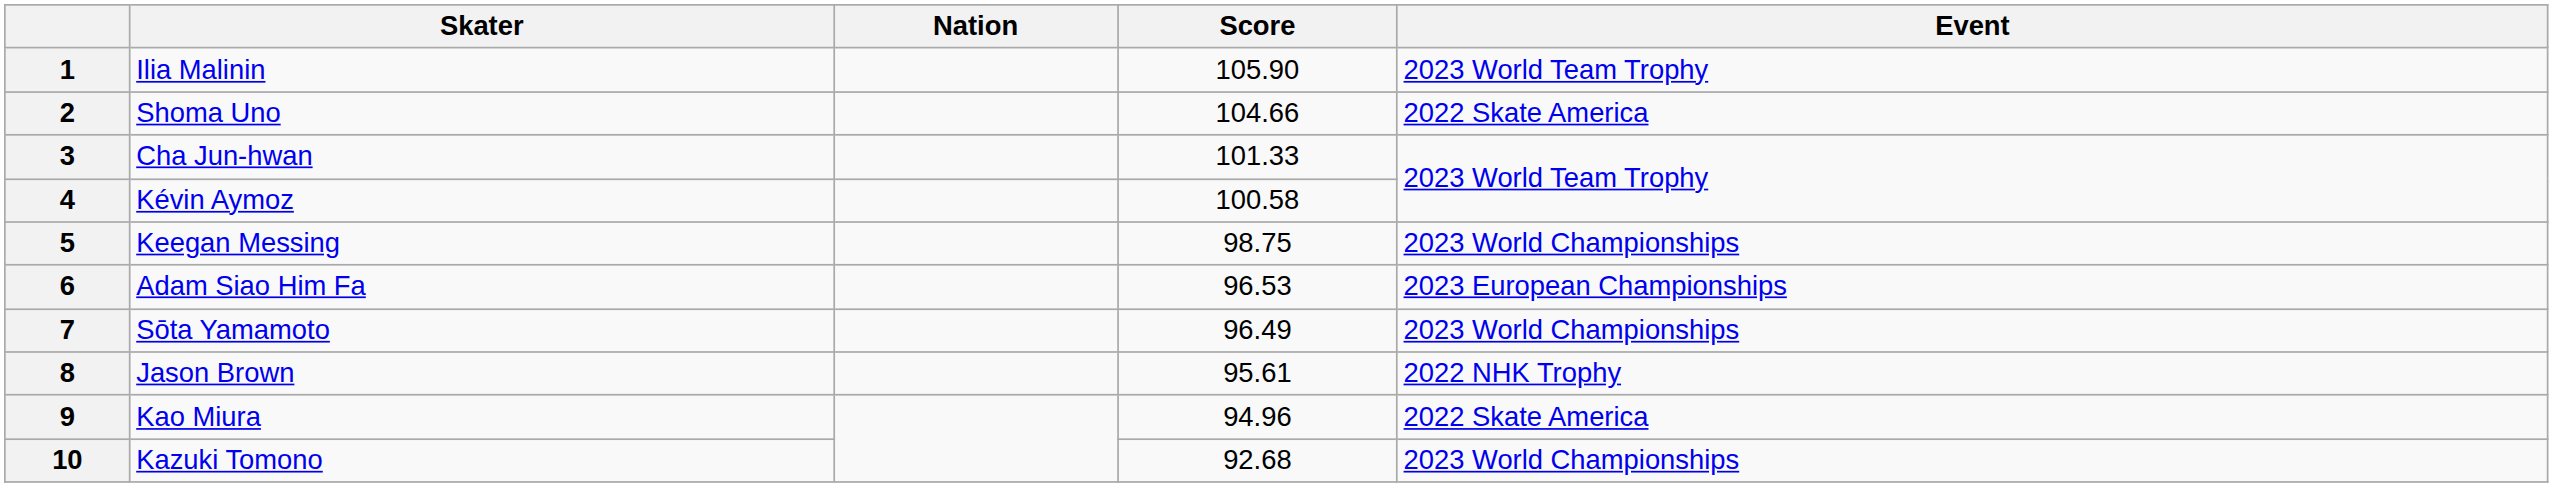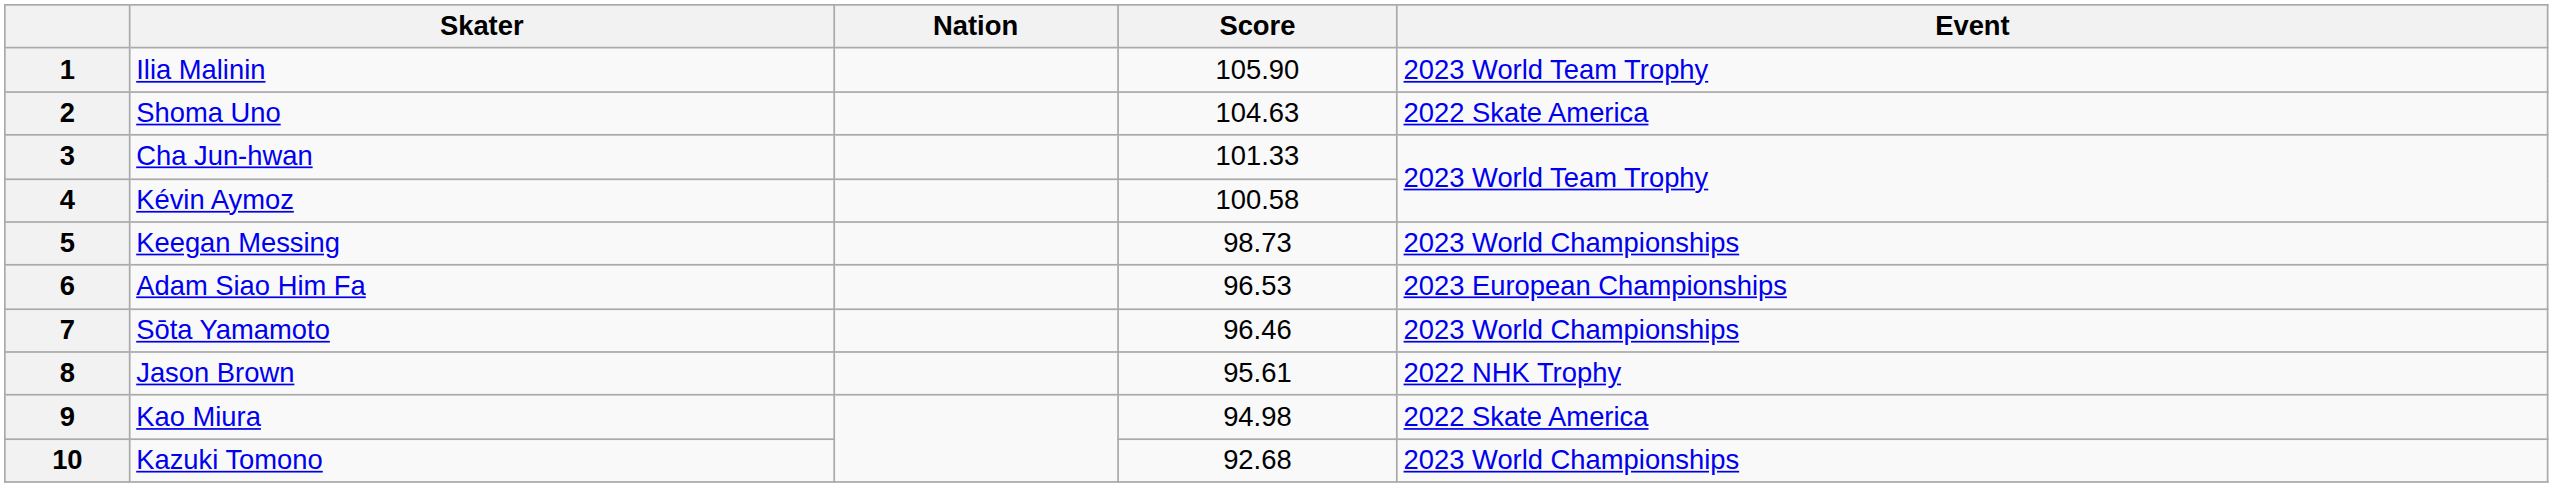(1257, 112) 104.66 -> (1257, 112) 104.63
(1257, 243) 98.75 -> (1257, 243) 98.73
(1257, 329) 96.49 -> (1257, 329) 96.46
(1257, 416) 94.96 -> (1257, 416) 94.98
